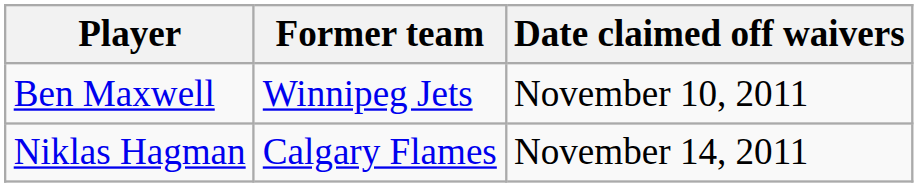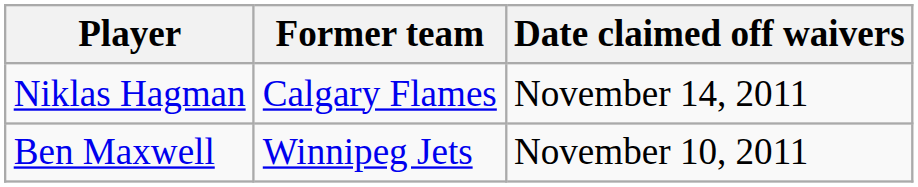rows swapped: (114, 92) <-> (130, 151)
